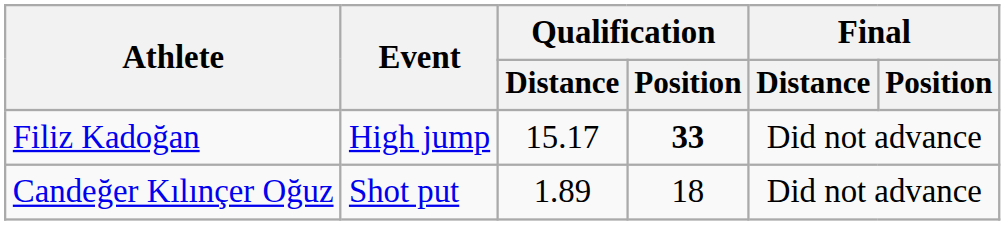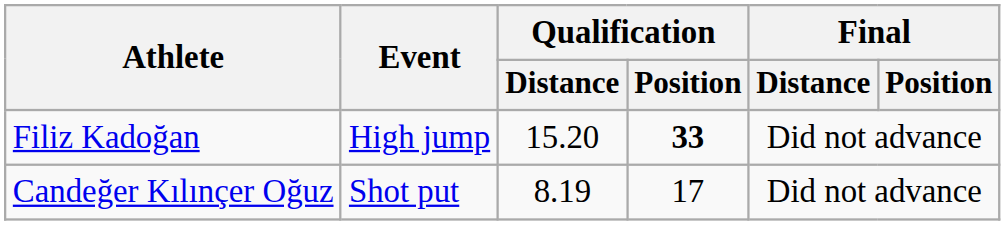(562, 137) 15.17 -> (562, 137) 15.20
(562, 191) 1.89 -> (562, 191) 8.19
(688, 191) 18 -> (688, 191) 17
